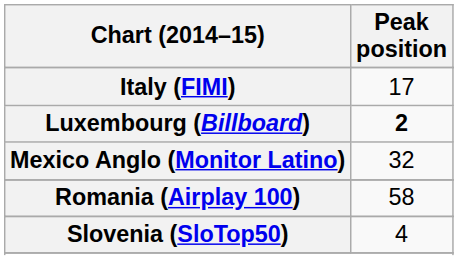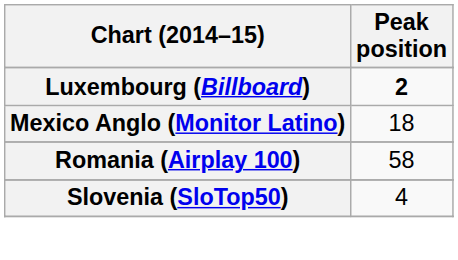- row: (178, 86)
(402, 160) 32 -> (402, 123) 18
